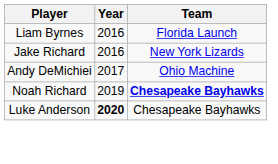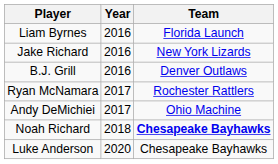+ row: (53, 71)
+ row: (53, 91)
(111, 91) 2019 -> (118, 129) 2018
(111, 110) bold -> (118, 149) normal
